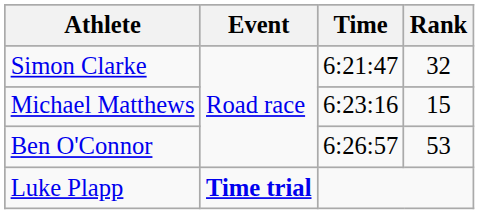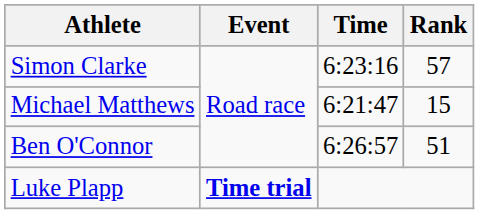(361, 65) 6:21:47 -> (361, 65) 6:23:16
(439, 65) 32 -> (439, 65) 57
(361, 106) 6:23:16 -> (361, 106) 6:21:47
(439, 147) 53 -> (439, 147) 51
